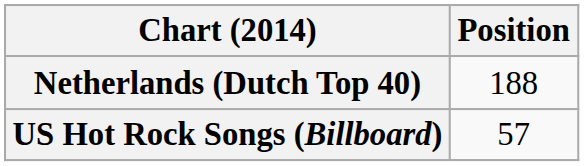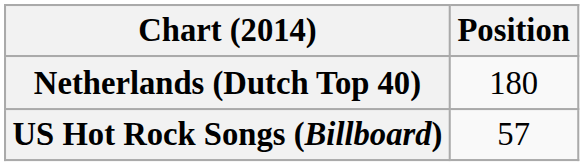(514, 82) 188 -> (514, 82) 180
